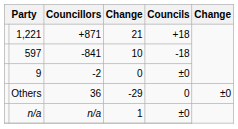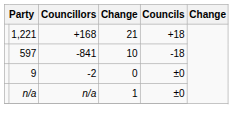(90, 34) +871 -> (85, 34) +168
- row: (26, 94)
